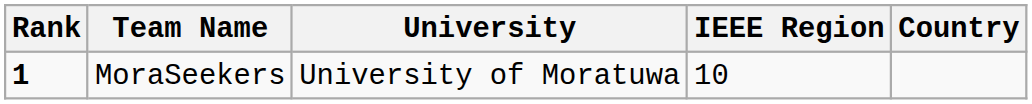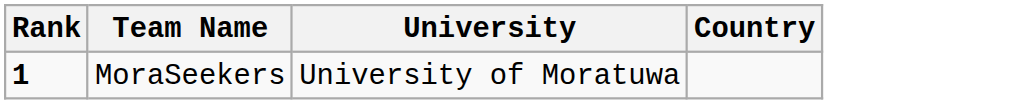- column: (789, 29)
